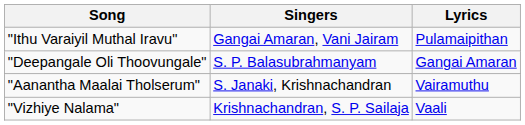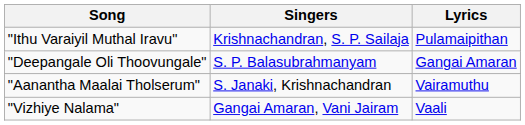(306, 39) Gangai Amaran, Vani Jairam -> (311, 39) Krishnachandran, S. P. Sailaja
(311, 108) Krishnachandran, S. P. Sailaja -> (306, 108) Gangai Amaran, Vani Jairam
